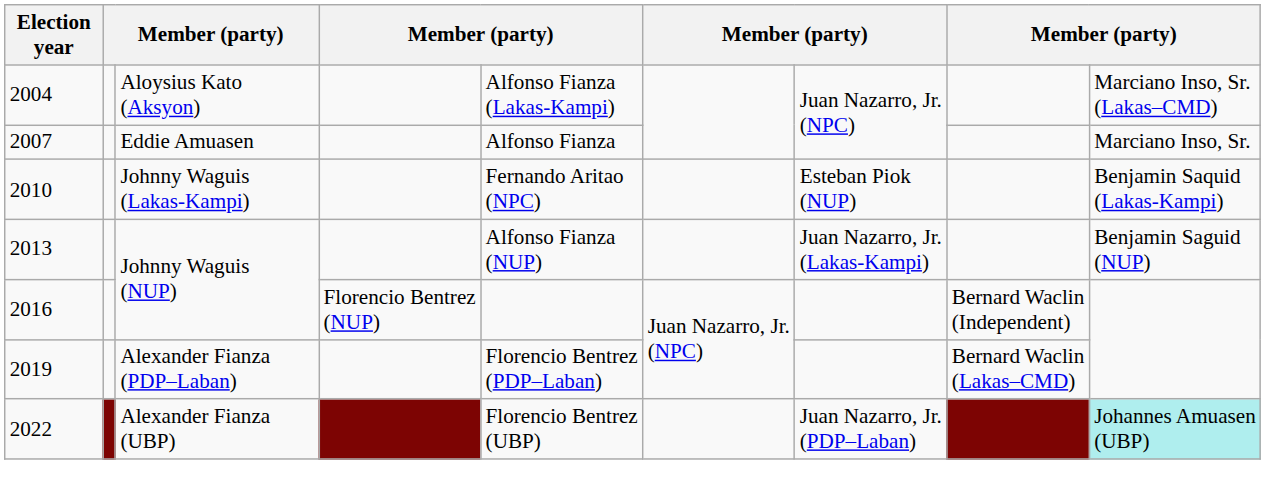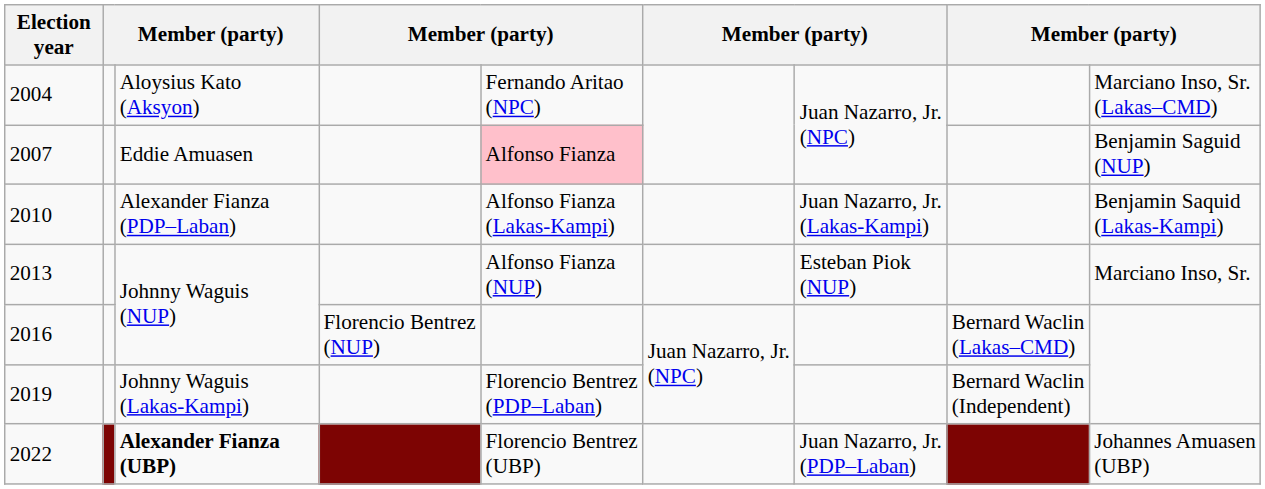(551, 94) Alfonso Fianza (Lakas-Kampi) -> (555, 94) Fernando Aritao (NPC)
(551, 142) no background -> (551, 154) pink background
(1172, 142) Marciano Inso, Sr. -> (1167, 154) Benjamin Saguid (NUP)
(185, 189) Johnny Waguis (Lakas-Kampi) -> (195, 214) Alexander Fianza (PDP–Laban)
(555, 189) Fernando Aritao (NPC) -> (551, 214) Alfonso Fianza (Lakas-Kampi)
(855, 189) Esteban Piok (NUP) -> (871, 214) Juan Nazarro, Jr. (Lakas-Kampi)
(871, 249) Juan Nazarro, Jr. (Lakas-Kampi) -> (855, 274) Esteban Piok (NUP)
(1167, 249) Benjamin Saguid (NUP) -> (1172, 274) Marciano Inso, Sr.
(1018, 309) Bernard Waclin (Independent) -> (1018, 334) Bernard Waclin (Lakas–CMD)
(195, 369) Alexander Fianza (PDP–Laban) -> (184, 394) Johnny Waguis (Lakas-Kampi)
(1018, 369) Bernard Waclin (Lakas–CMD) -> (1018, 394) Bernard Waclin (Independent)
(195, 429) normal -> (200, 454) bold
(1175, 429) paleturquoise background -> (1175, 454) no background
